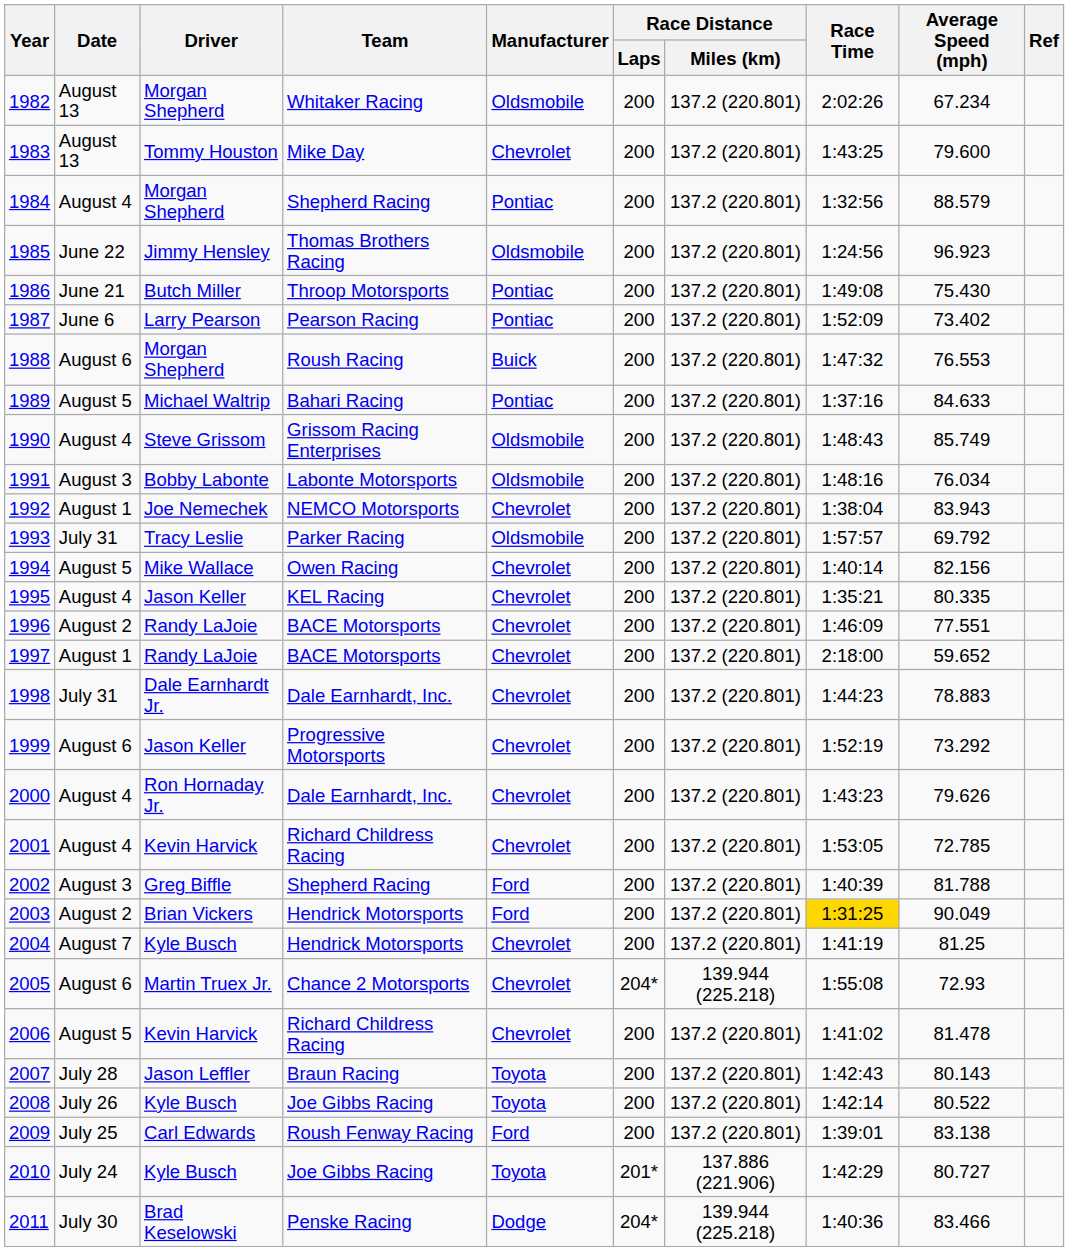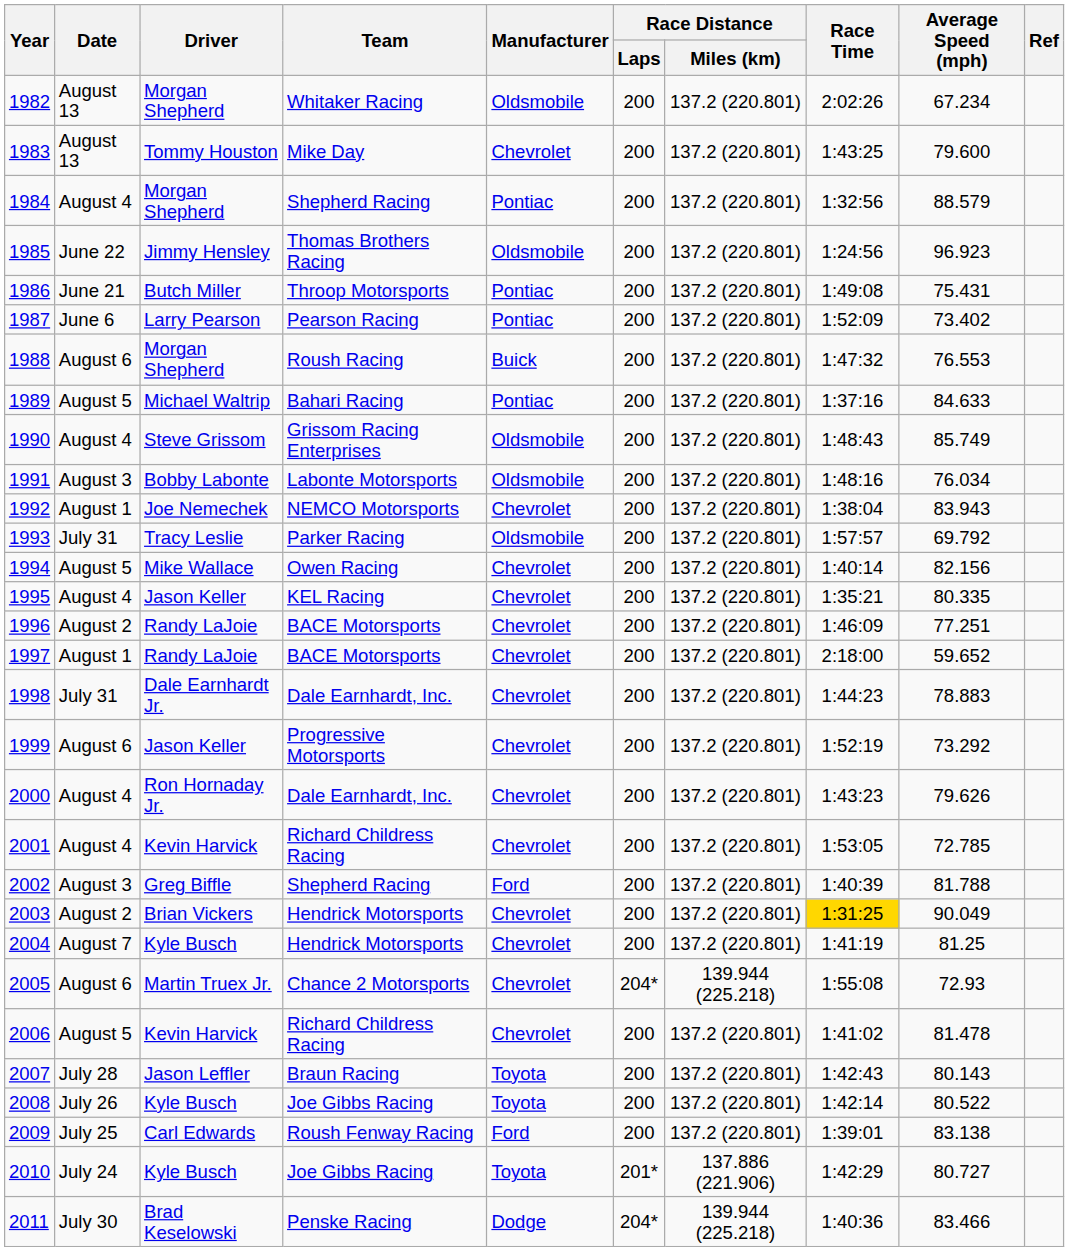(962, 291) 75.430 -> (962, 291) 75.431
(962, 626) 77.551 -> (962, 626) 77.251
(510, 914) Ford -> (531, 914) Chevrolet
